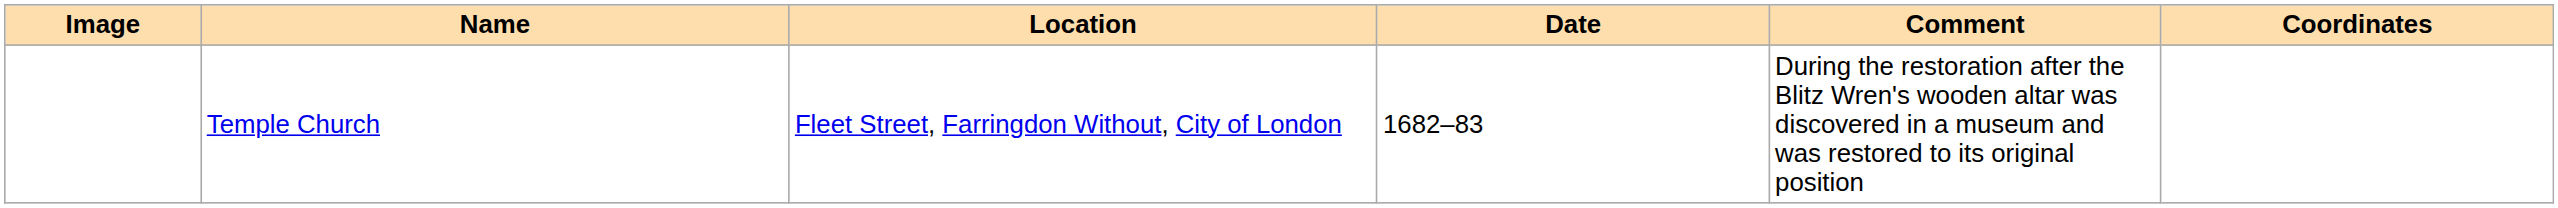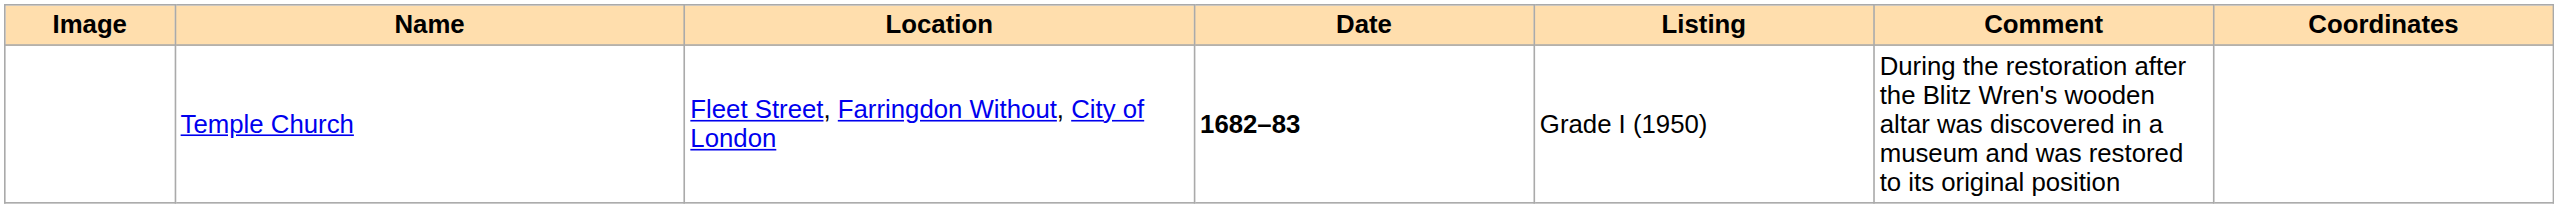+ column: (1704, 24)
(1433, 123) normal -> (1250, 123) bold
